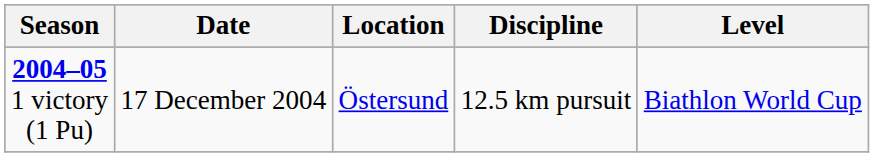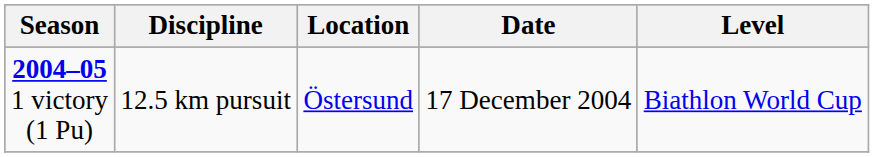columns swapped: (223, 25) <-> (546, 25)
